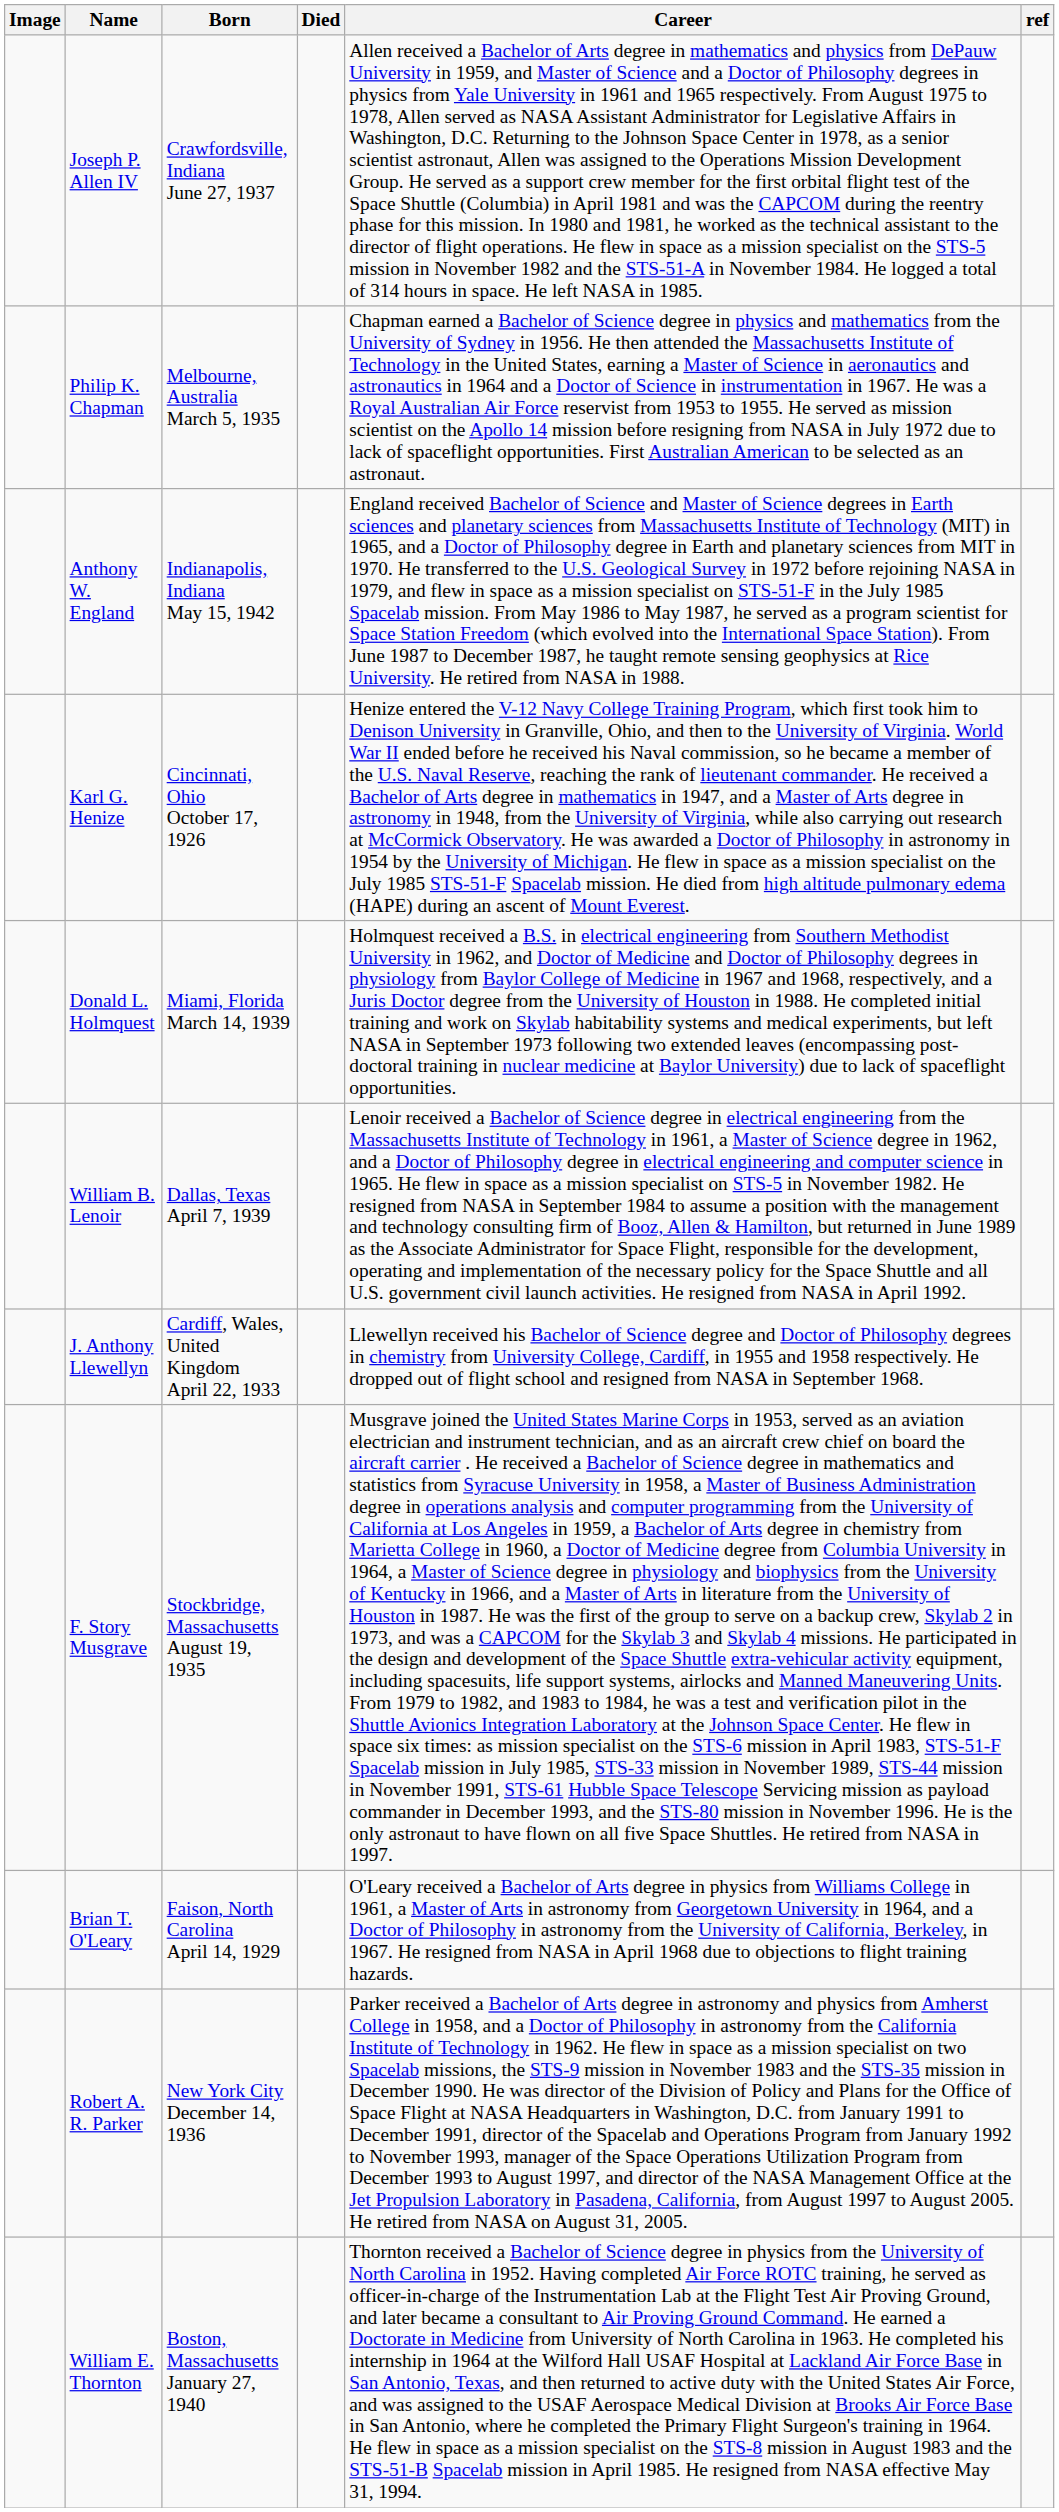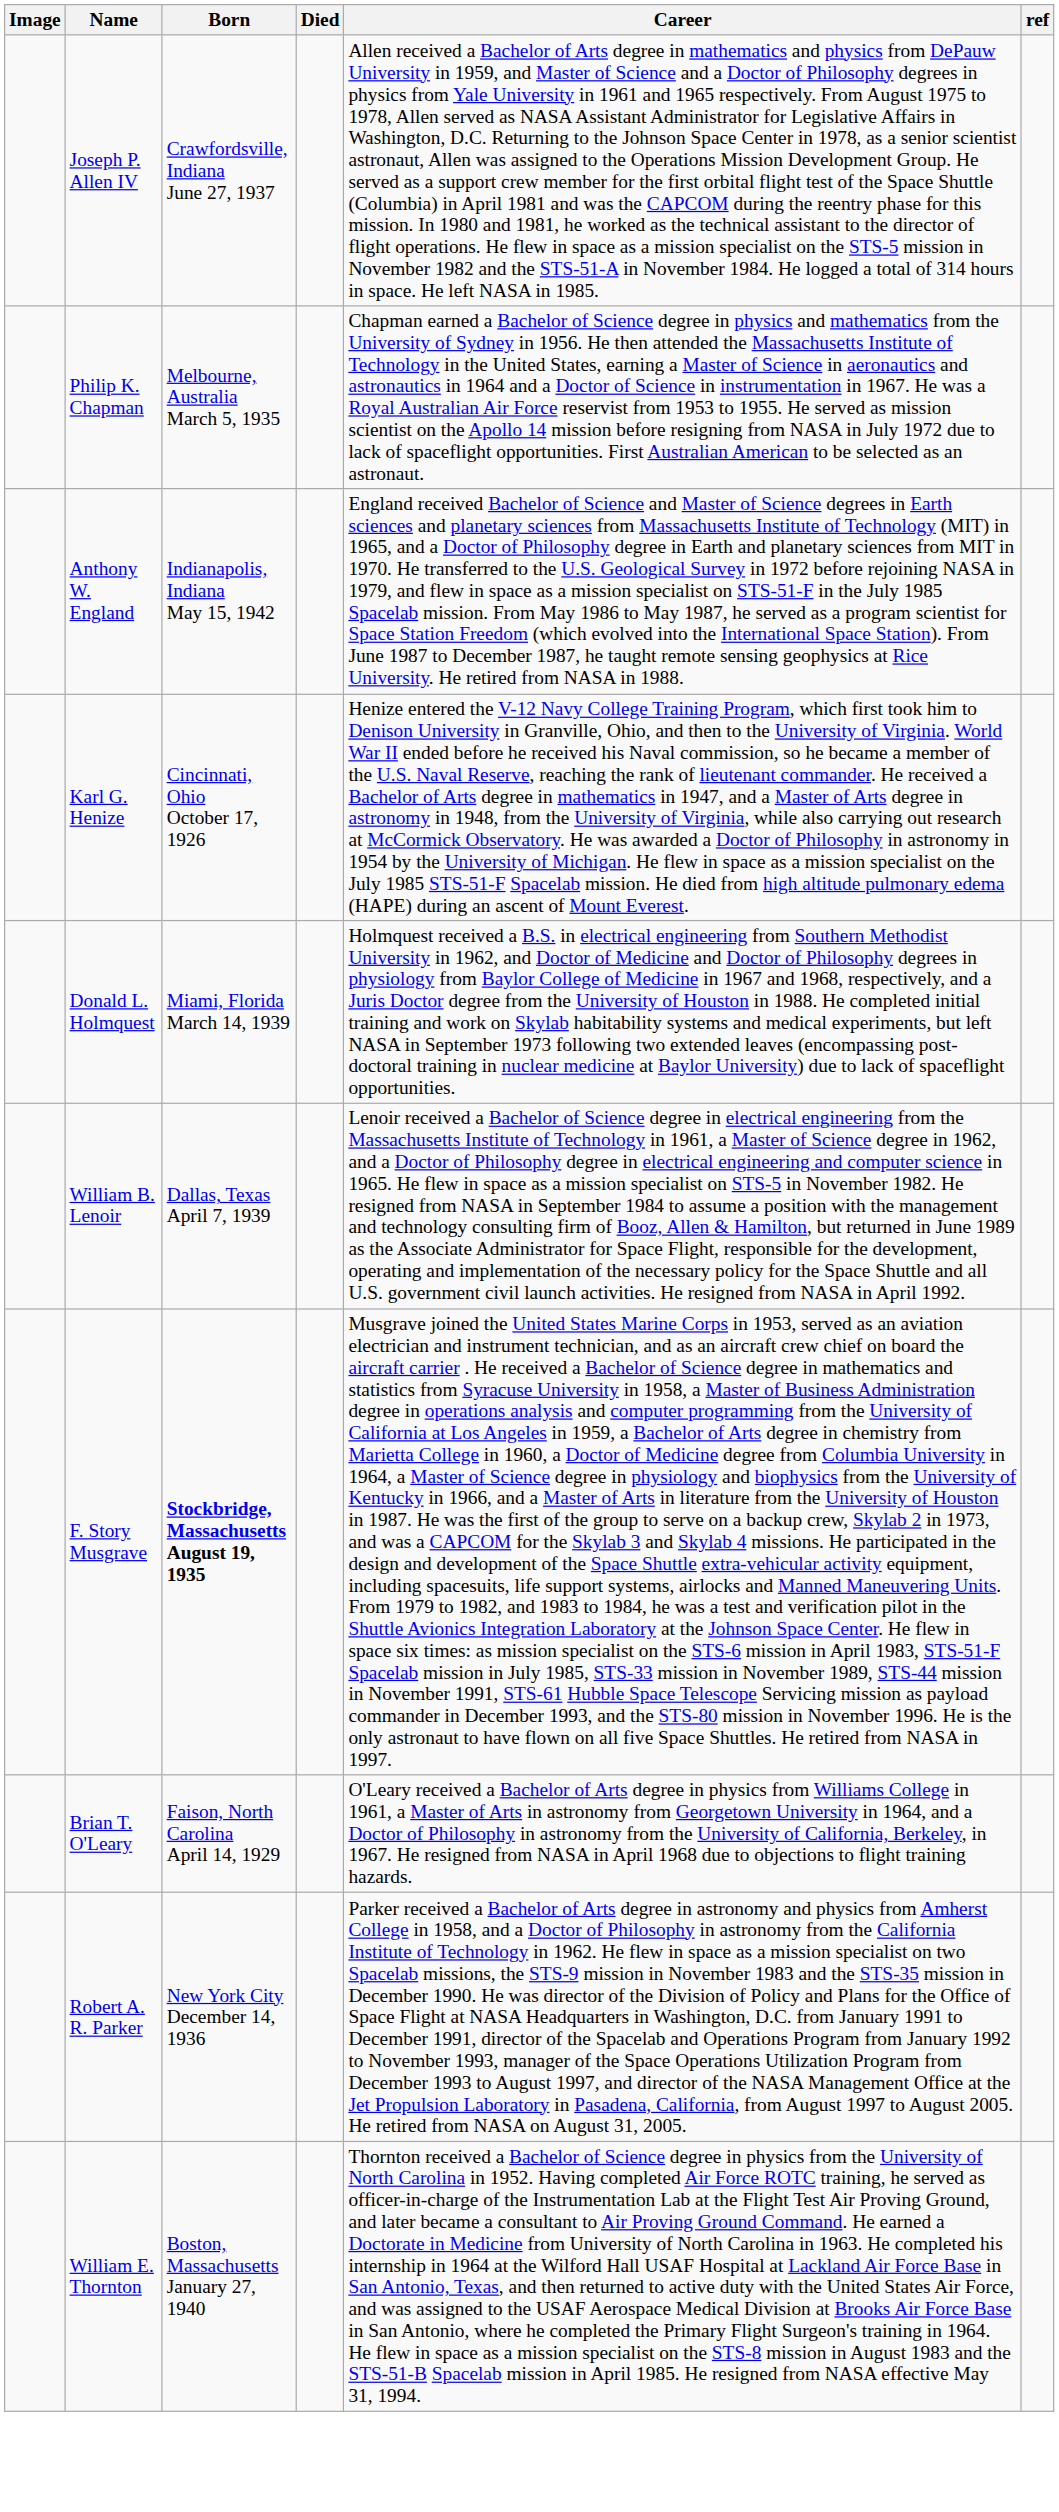- row: (112, 1356)
(223, 1637) normal -> (226, 1541) bold
